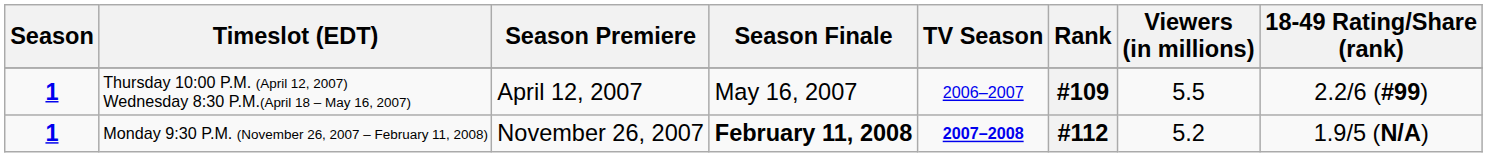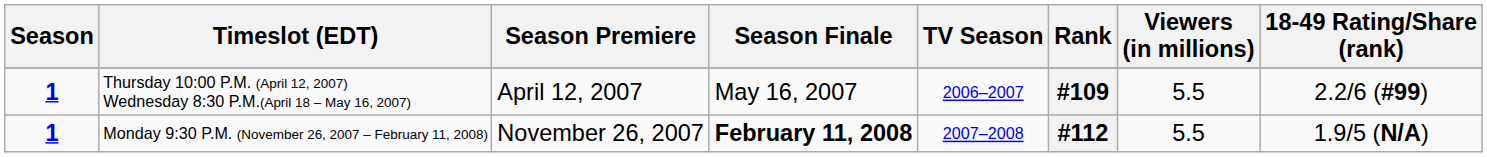(983, 134) bold -> (983, 134) normal
(1188, 133) 5.2 -> (1188, 133) 5.5
